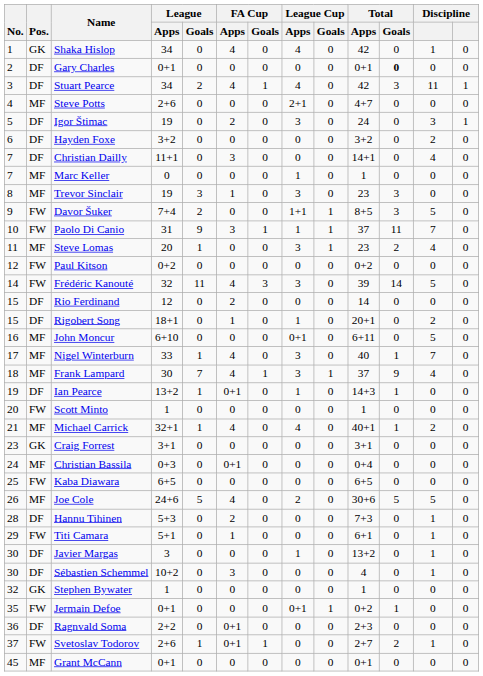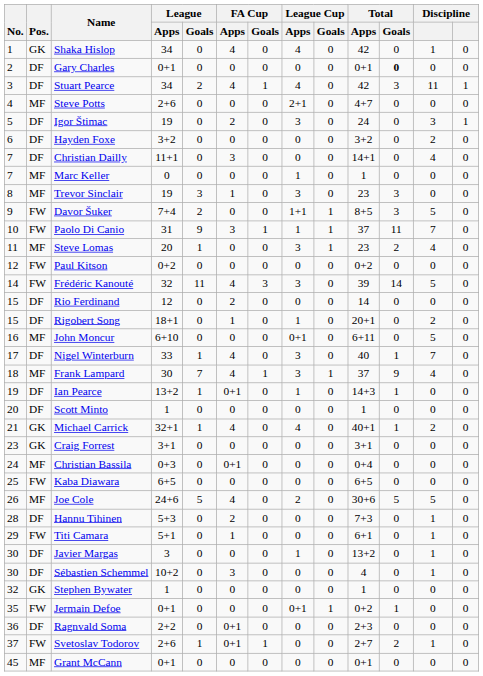(37, 355) MF -> (36, 355) DF
(37, 409) FW -> (36, 409) DF
(37, 427) MF -> (37, 427) GK
